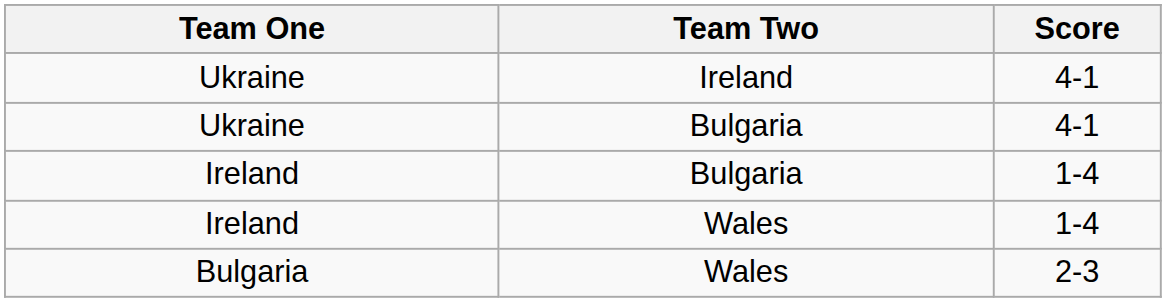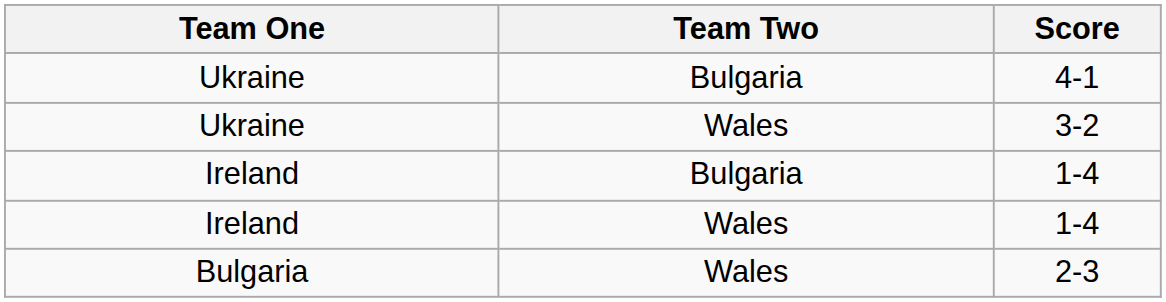- row: (746, 77)
+ row: (746, 126)
